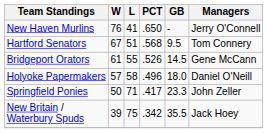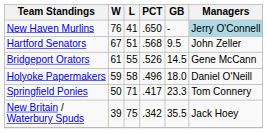(226, 28) no background -> (226, 28) lightblue background
(221, 44) Tom Connery -> (216, 44) John Zeller
(116, 76) 57 -> (116, 76) 59
(216, 92) John Zeller -> (221, 92) Tom Connery
